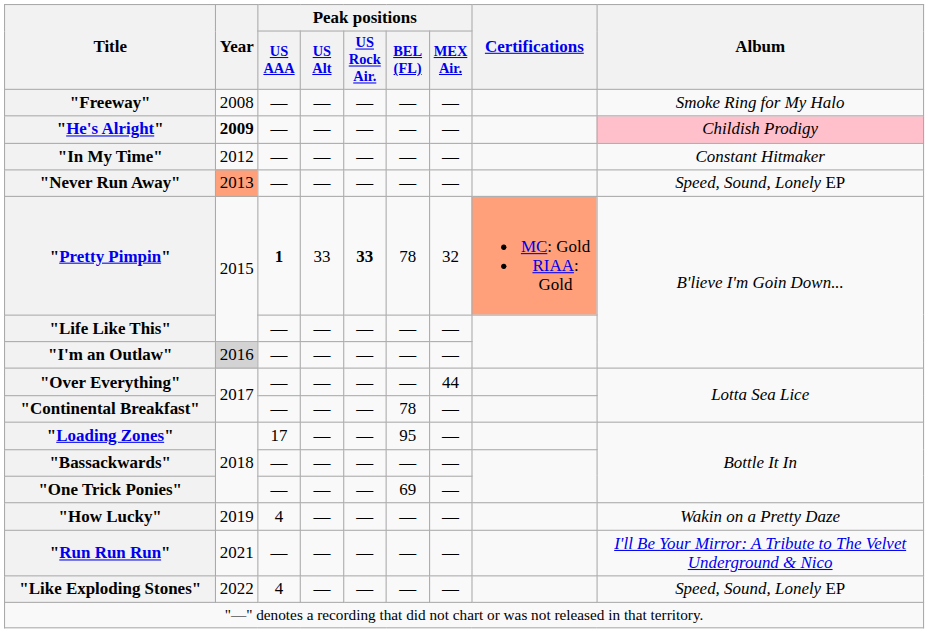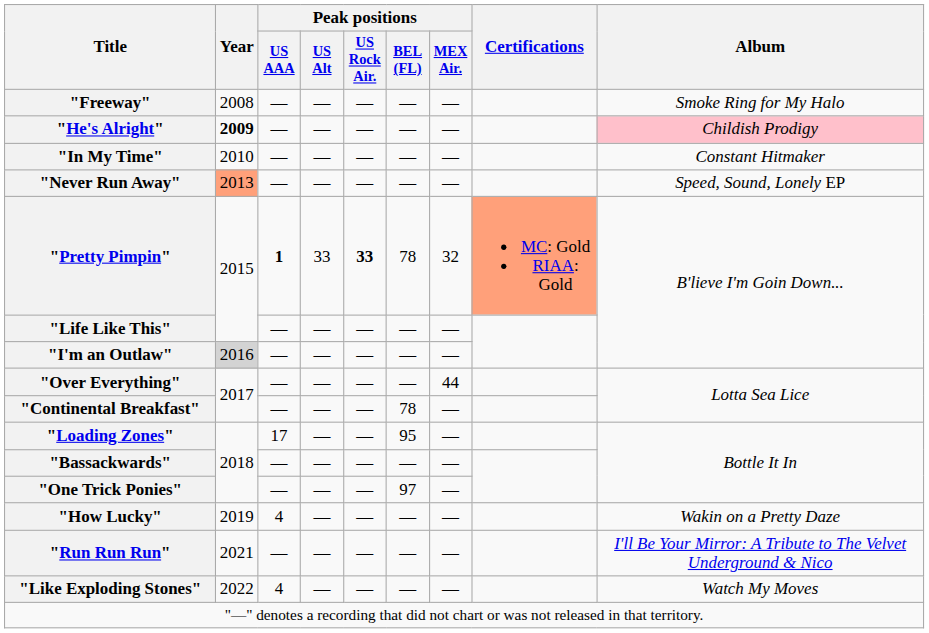(237, 156) 2012 -> (237, 156) 2010
(408, 489) 69 -> (408, 489) 97
(760, 589) Speed, Sound, Lonely EP -> (760, 589) Watch My Moves
